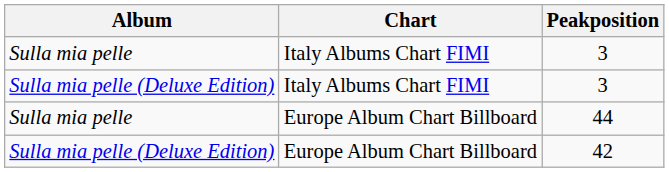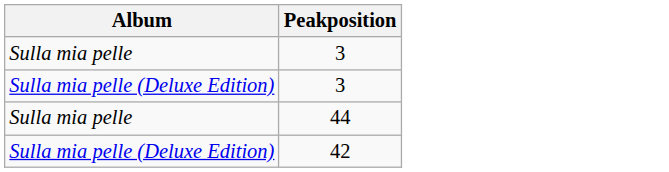- column: (410, 20)
